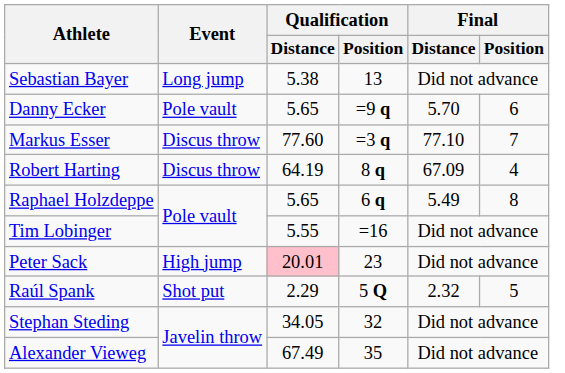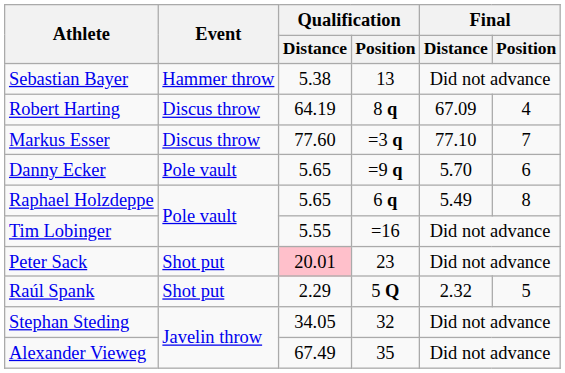(203, 79) Long jump -> (218, 79) Hammer throw
rows swapped: (57, 109) <-> (64, 170)
(202, 261) High jump -> (193, 261) Shot put
